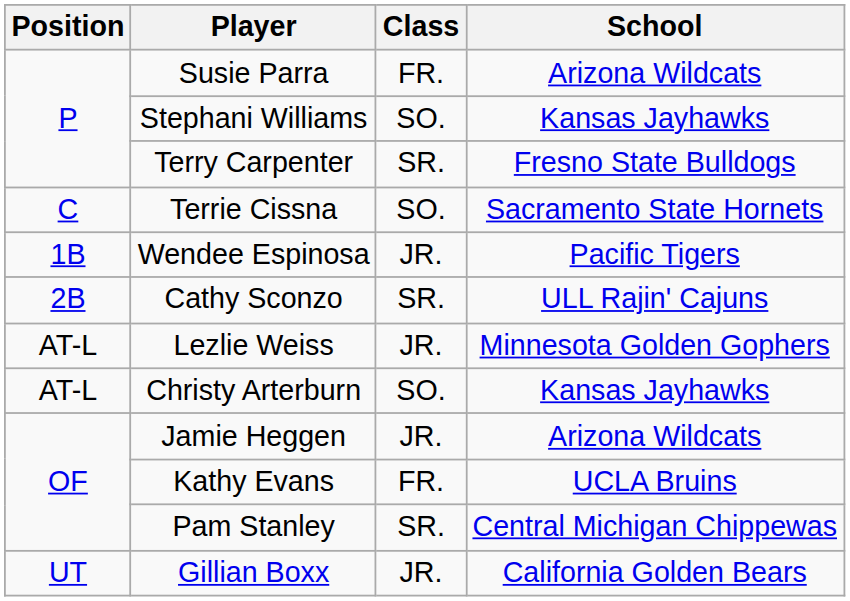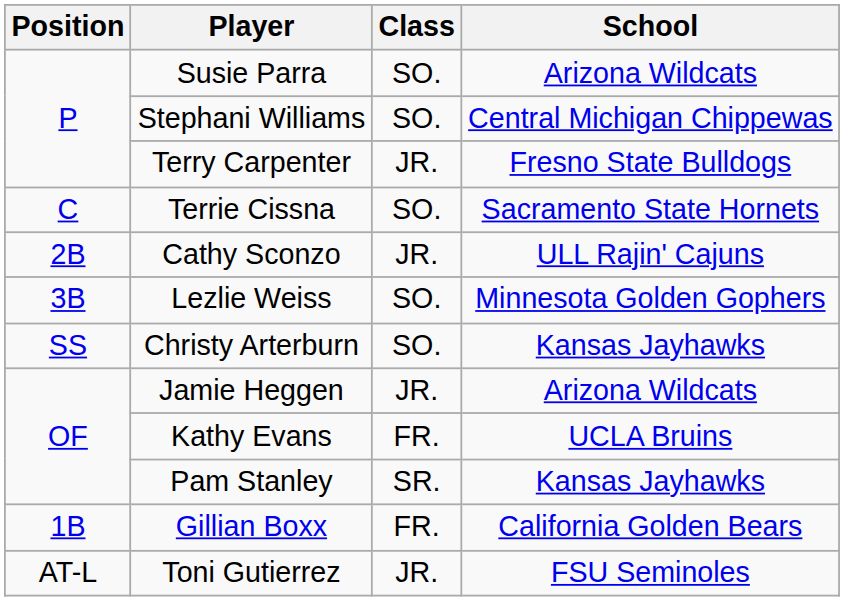(421, 72) FR. -> (417, 72) SO.
(655, 118) Kansas Jayhawks -> (650, 118) Central Michigan Chippewas
(421, 163) SR. -> (417, 163) JR.
- row: (254, 254)
(421, 299) SR. -> (417, 254) JR.
(68, 345) AT-L -> (68, 299) 3B
(421, 345) JR. -> (417, 299) SO.
(68, 390) AT-L -> (68, 345) SS
(655, 526) Central Michigan Chippewas -> (650, 481) Kansas Jayhawks
(68, 572) UT -> (68, 526) 1B
(421, 572) JR. -> (417, 526) FR.
+ row: (251, 572)
